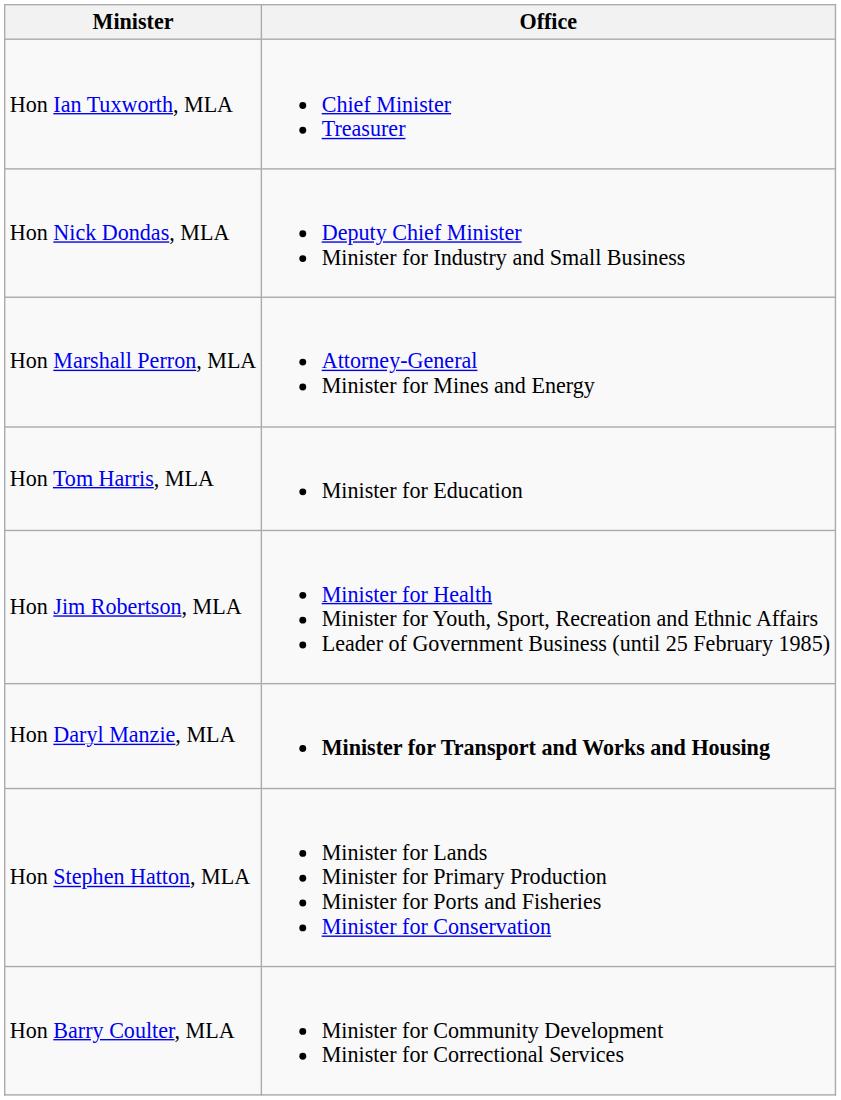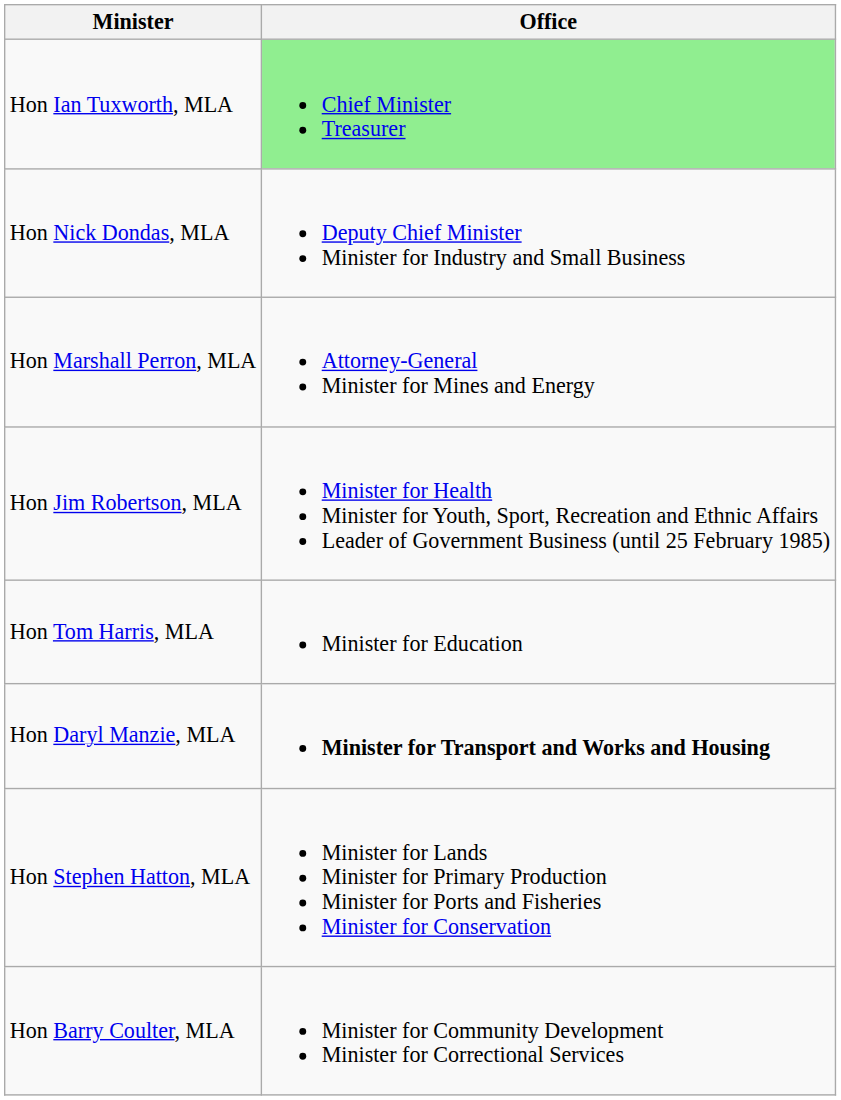(548, 117) no background -> (548, 117) lightgreen background
rows swapped: (126, 606) <-> (112, 478)
